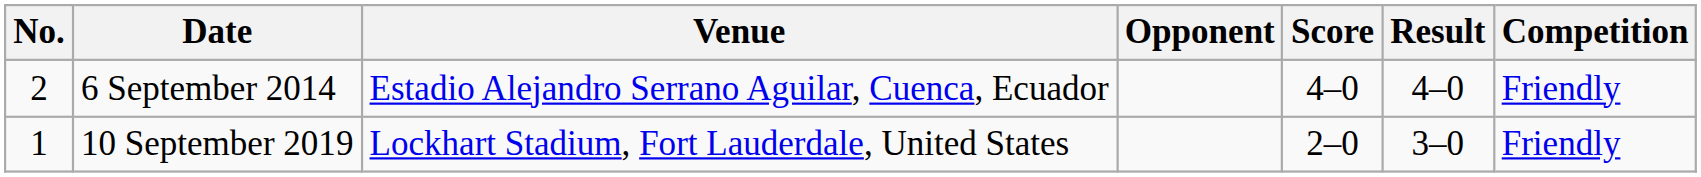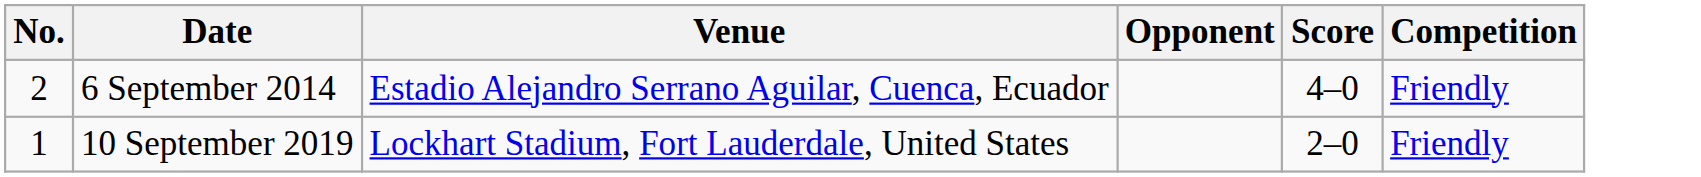- column: (1438, 32)
